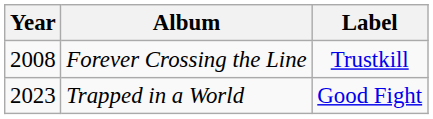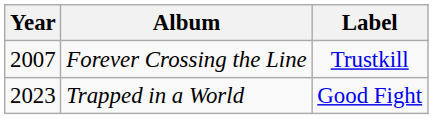(33, 58) 2008 -> (33, 58) 2007
